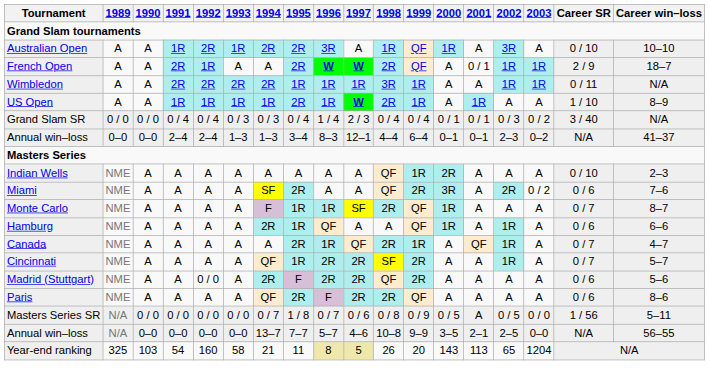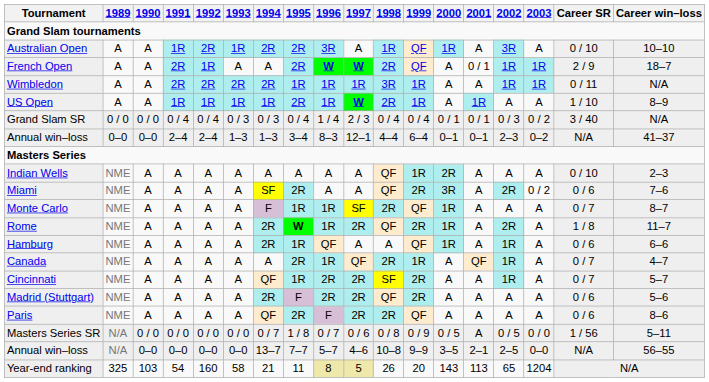+ row: (22, 226)
(208, 279) 0 / 0 -> (208, 297) A
